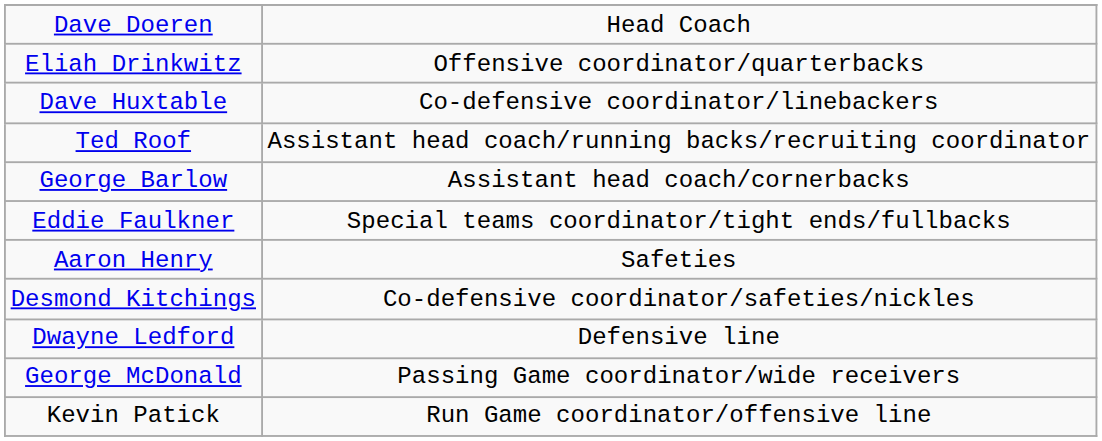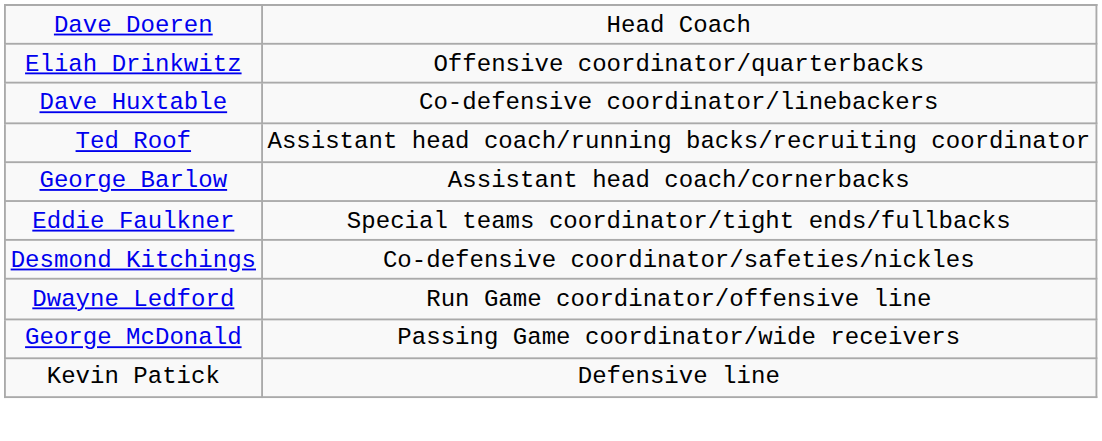- row: (133, 260)
(679, 338) Defensive line -> (679, 299) Run Game coordinator/offensive line
(679, 416) Run Game coordinator/offensive line -> (679, 377) Defensive line
